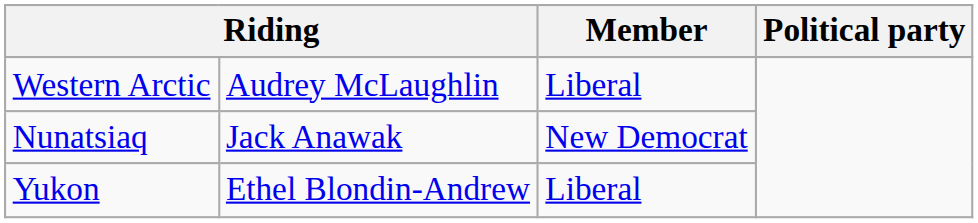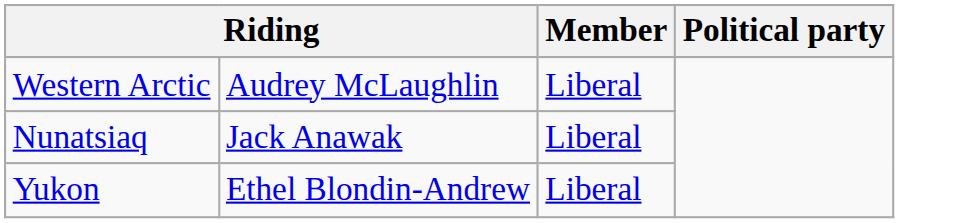(647, 136) New Democrat -> (593, 136) Liberal
